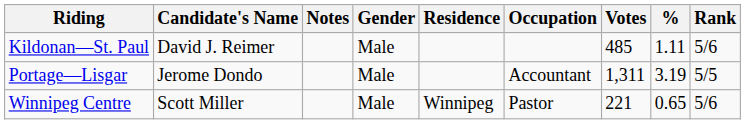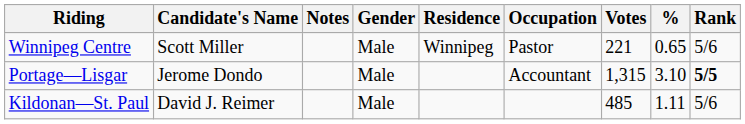rows swapped: (79, 47) <-> (70, 103)
(625, 75) 1,311 -> (625, 75) 1,315
(670, 75) 3.19 -> (670, 75) 3.10
(706, 75) normal -> (706, 75) bold
